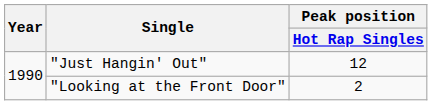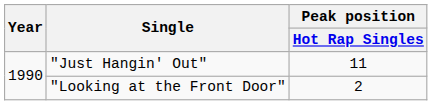(358, 64) 12 -> (358, 64) 11
